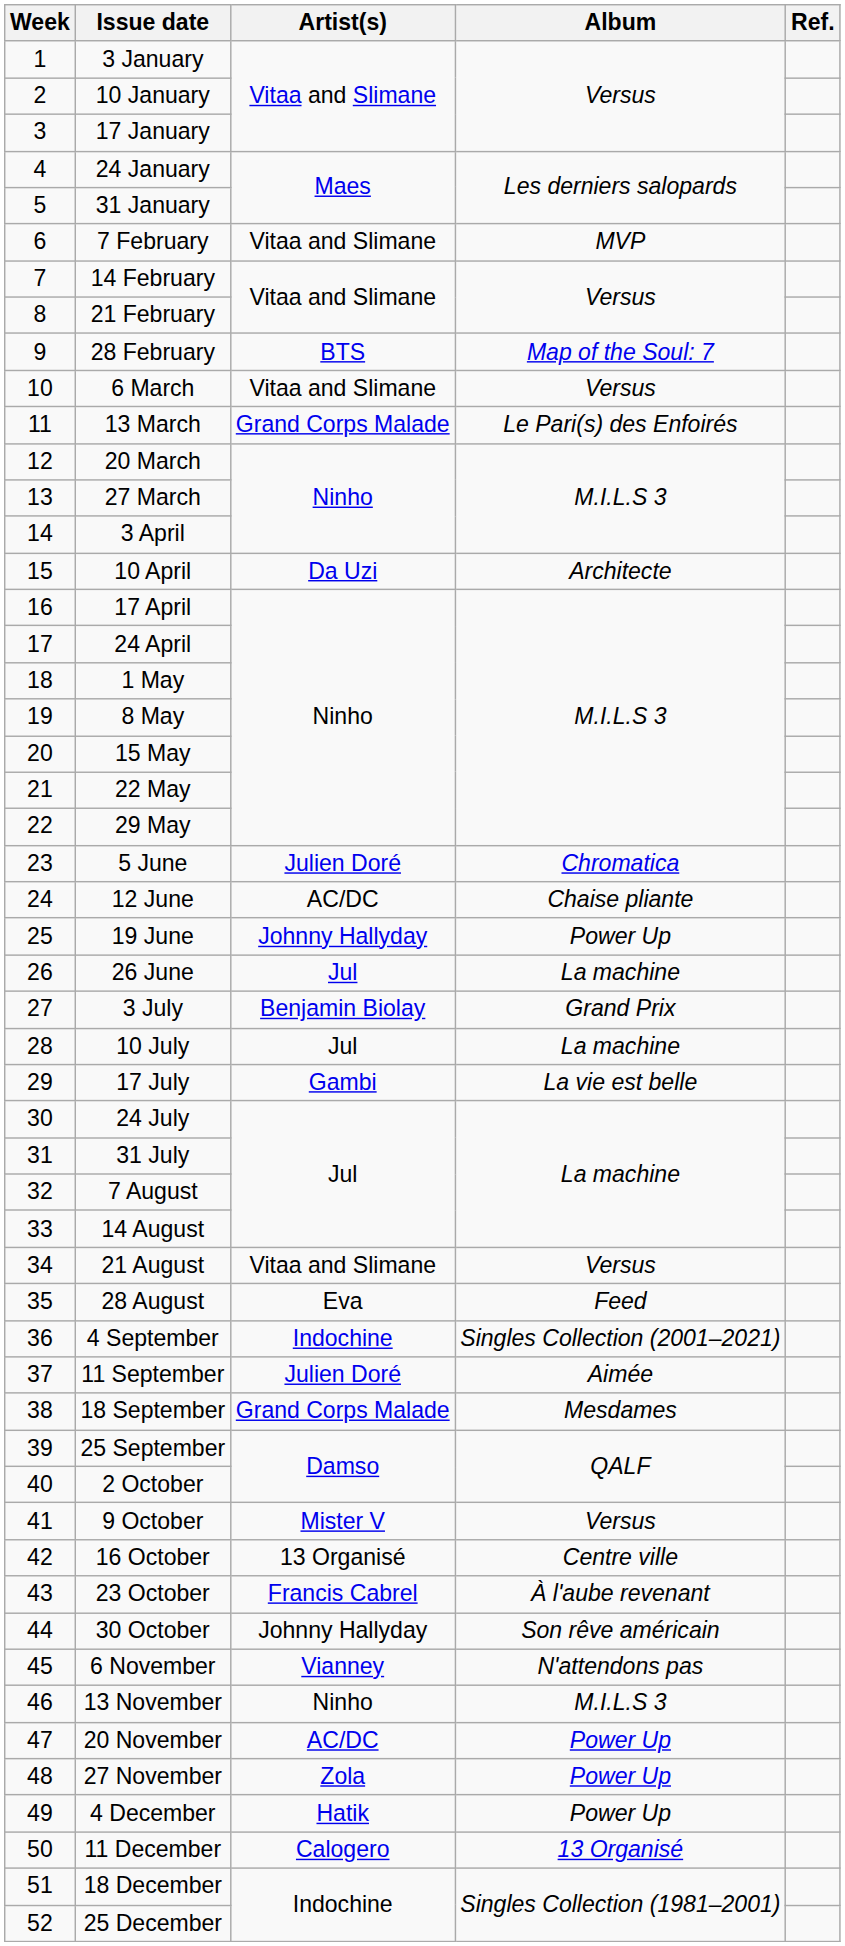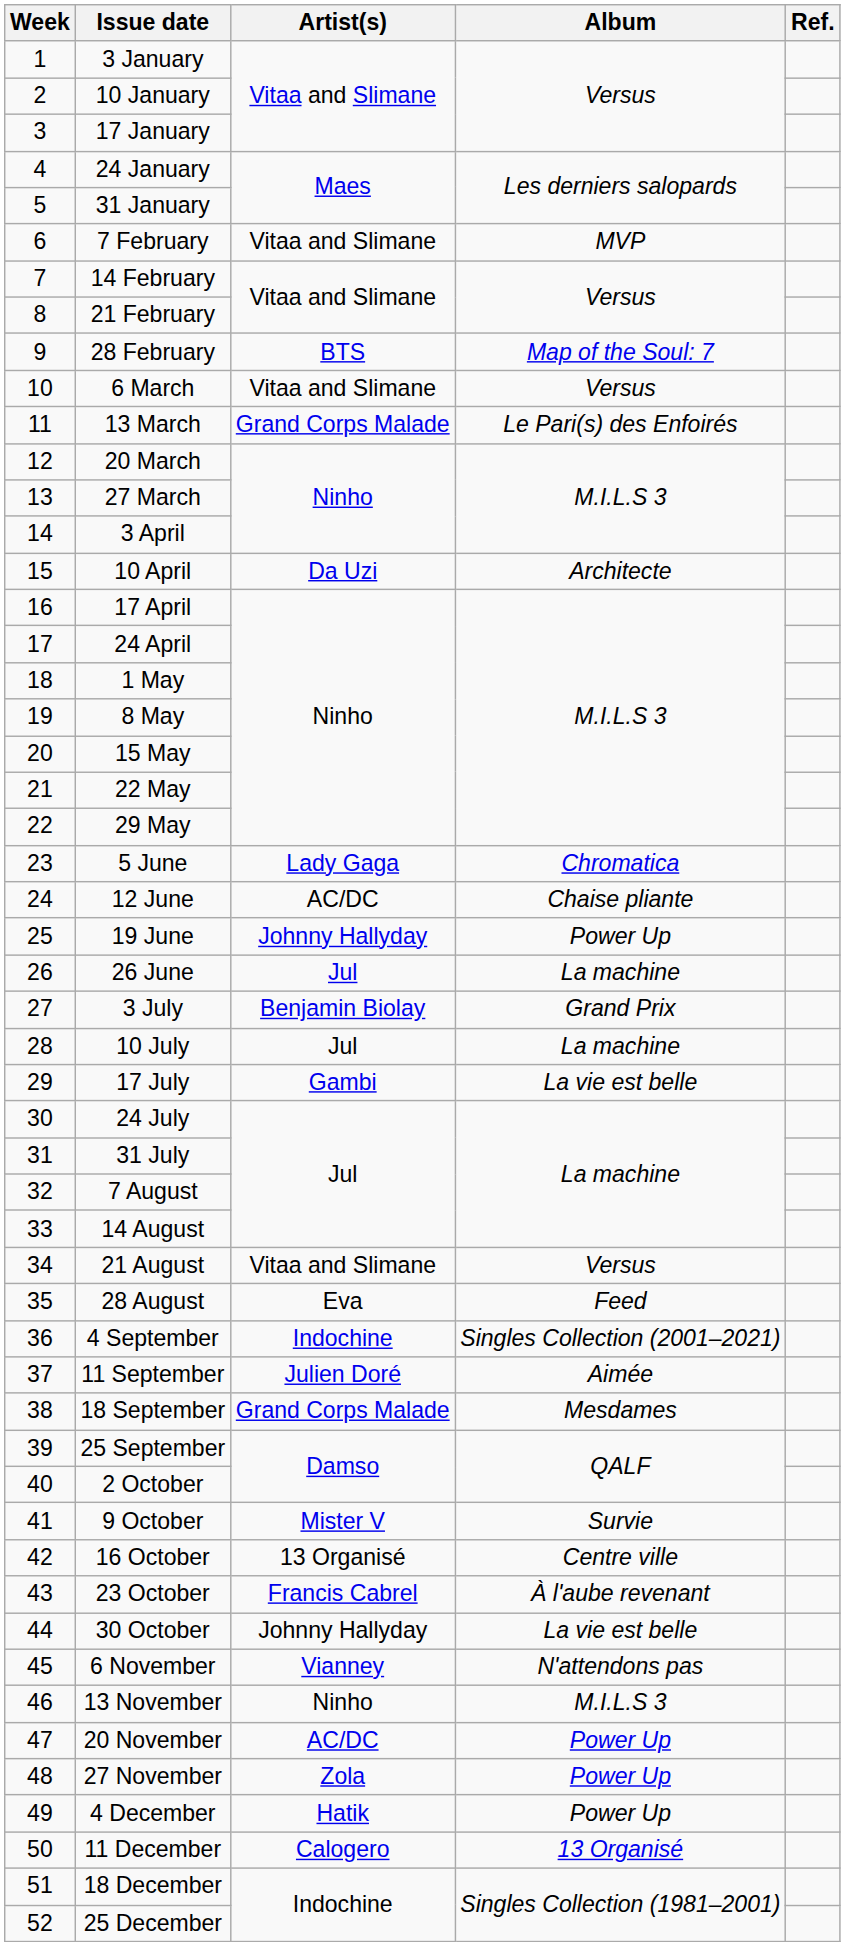(343, 863) Julien Doré -> (343, 863) Lady Gaga
(620, 1520) Versus -> (620, 1520) Survie
(620, 1630) Son rêve américain -> (620, 1630) La vie est belle
